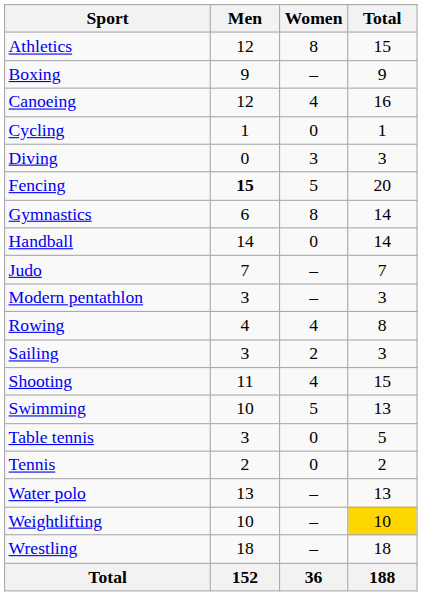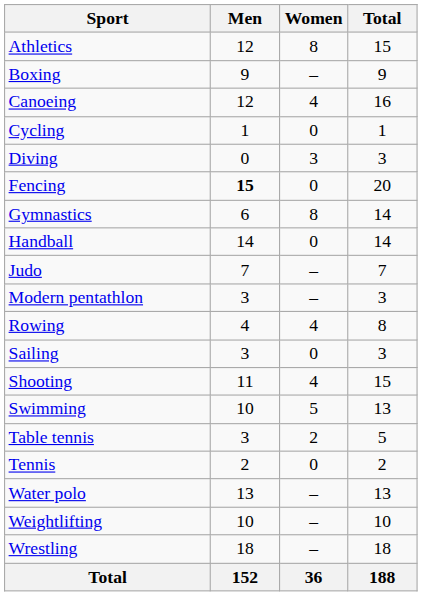(314, 185) 5 -> (314, 185) 0
(314, 353) 2 -> (314, 353) 0
(314, 437) 0 -> (314, 437) 2
(382, 520) gold background -> (382, 520) no background
